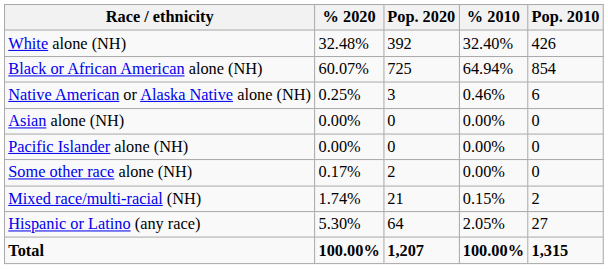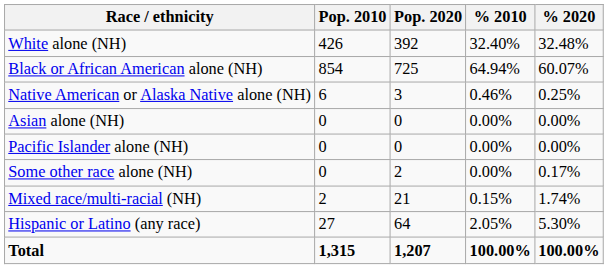columns swapped: (566, 17) <-> (349, 17)
